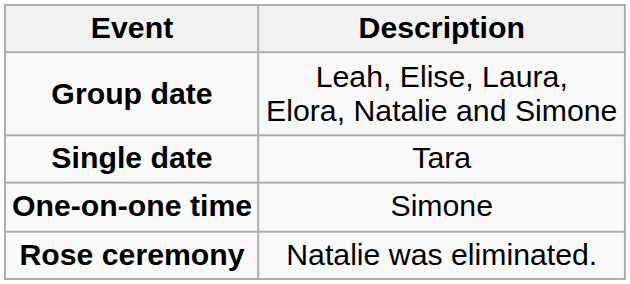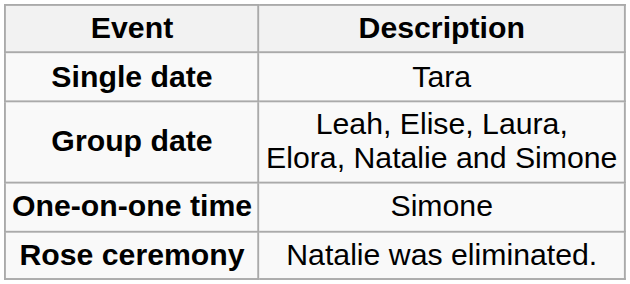rows swapped: (132, 158) <-> (132, 93)
